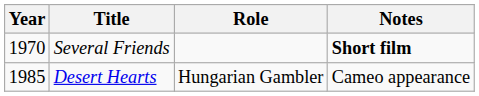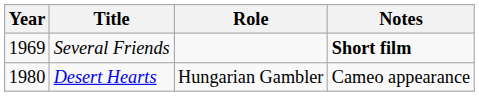(27, 47) 1970 -> (27, 47) 1969
(27, 76) 1985 -> (27, 76) 1980
